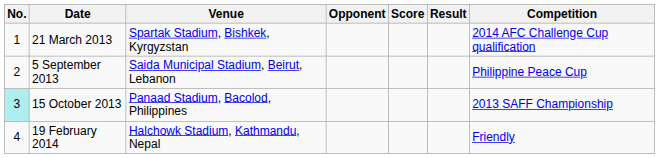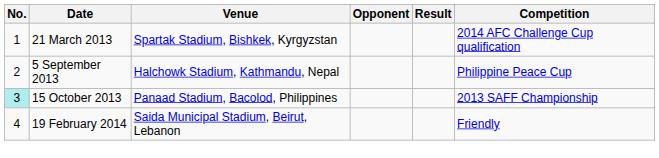- column: (408, 14)
(216, 72) Saida Municipal Stadium, Beirut, Lebanon -> (236, 72) Halchowk Stadium, Kathmandu, Nepal
(214, 137) Halchowk Stadium, Kathmandu, Nepal -> (220, 123) Saida Municipal Stadium, Beirut, Lebanon
